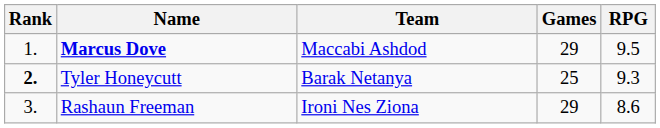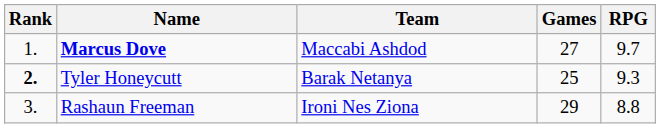(569, 48) 29 -> (569, 48) 27
(628, 48) 9.5 -> (628, 48) 9.7
(628, 107) 8.6 -> (628, 107) 8.8
